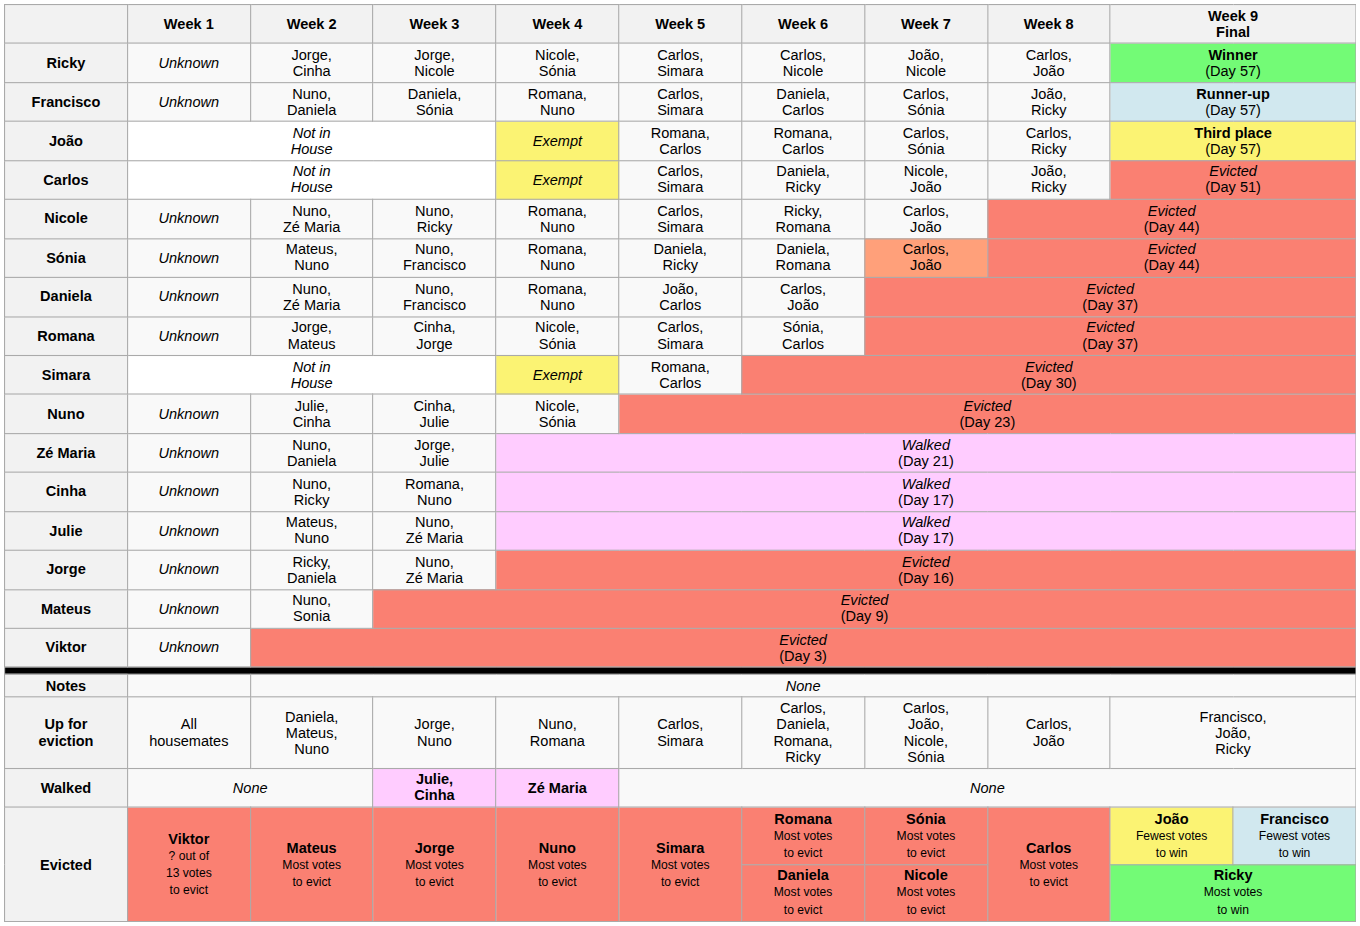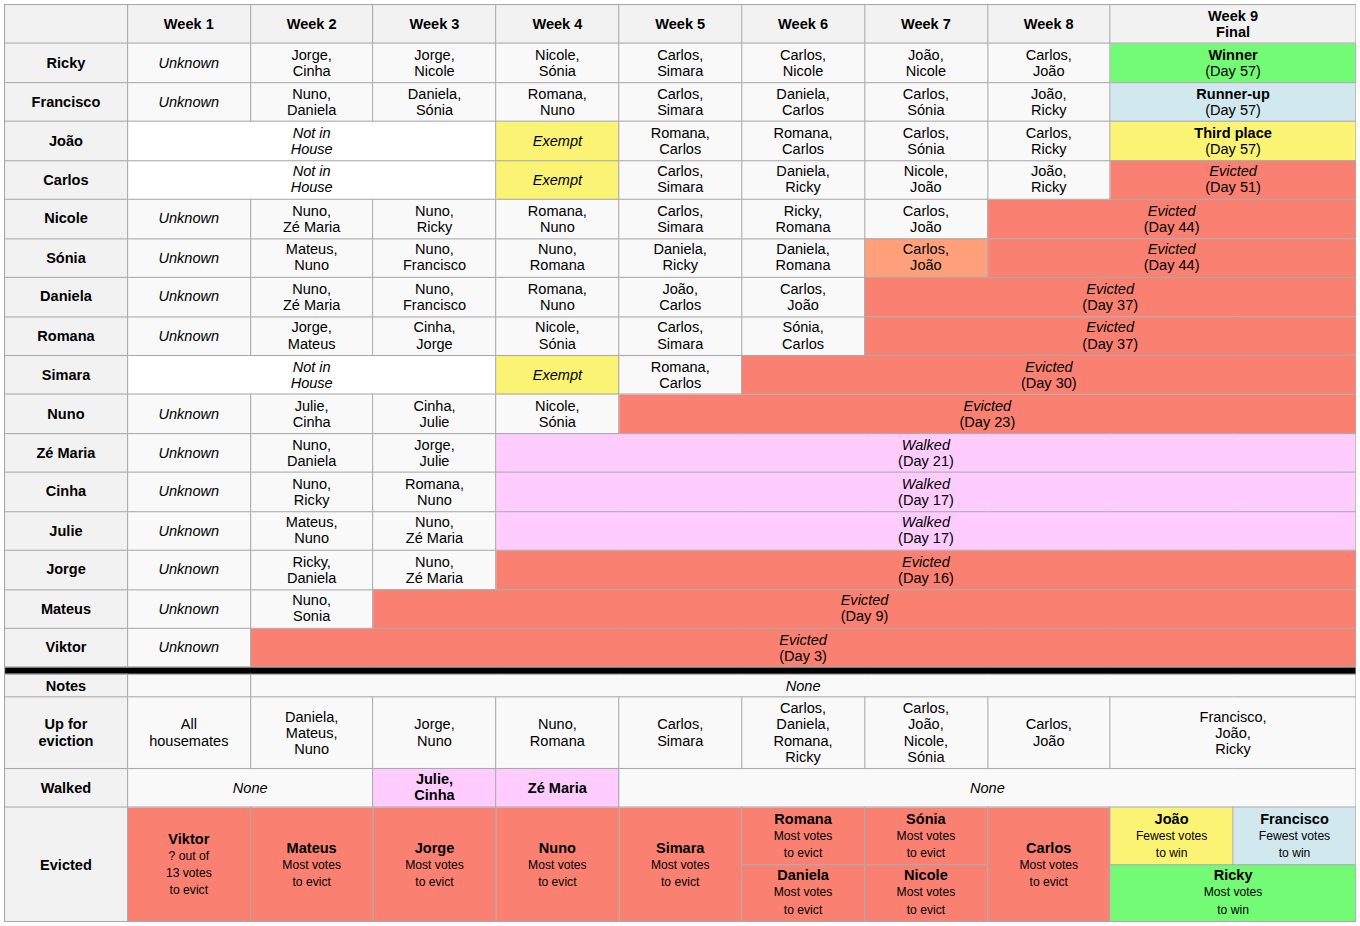(557, 258) Romana, Nuno -> (557, 258) Nuno, Romana
